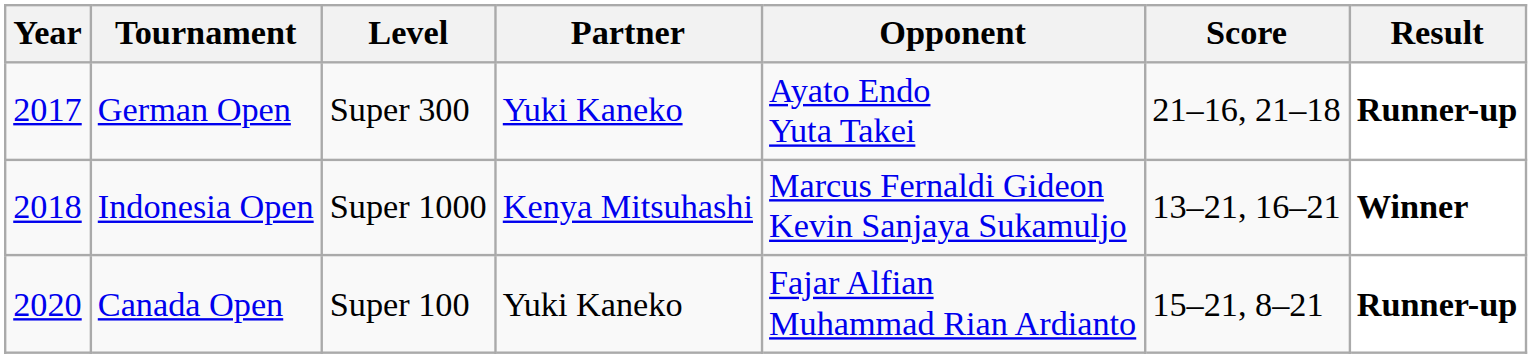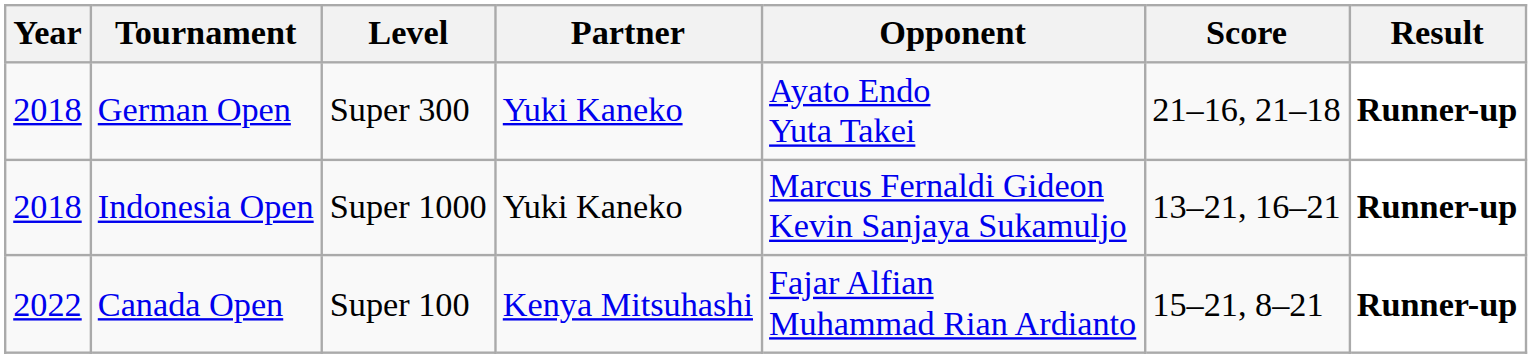(47, 109) 2017 -> (47, 109) 2018
(628, 206) Kenya Mitsuhashi -> (593, 206) Yuki Kaneko
(1413, 206) Winner -> (1437, 206) Runner-up
(47, 303) 2020 -> (47, 303) 2022
(593, 303) Yuki Kaneko -> (628, 303) Kenya Mitsuhashi
